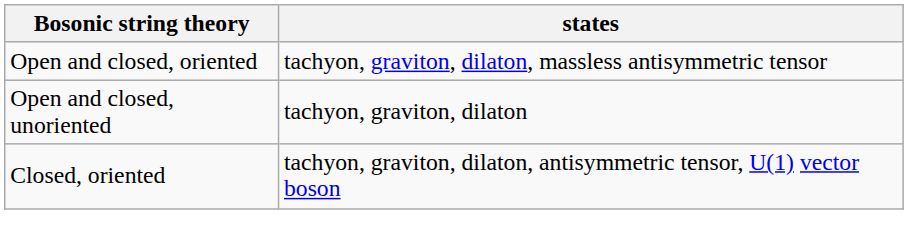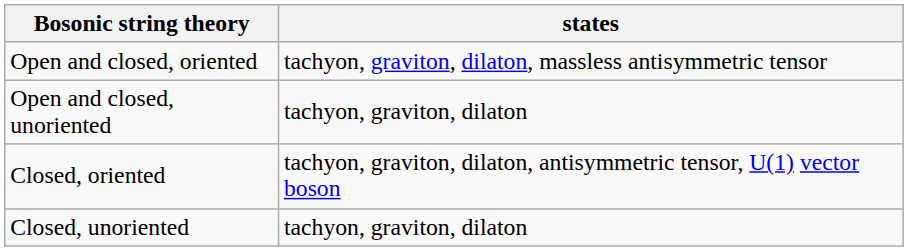+ row: (100, 226)
